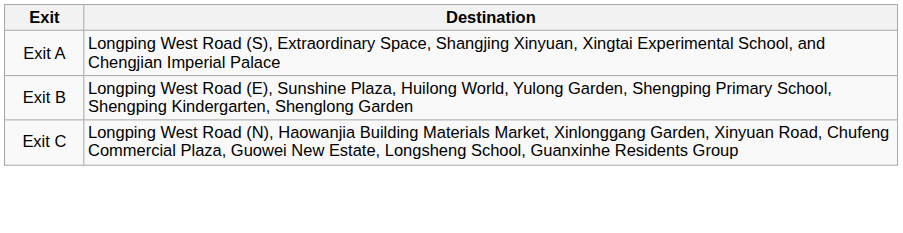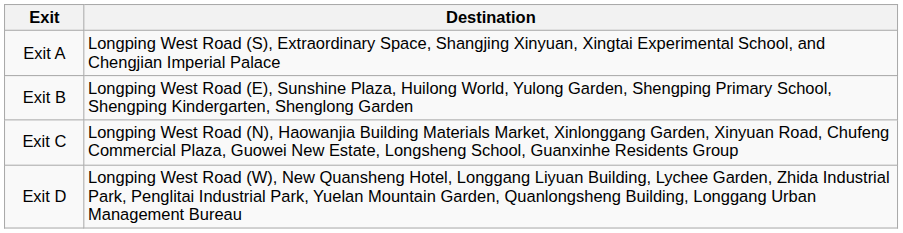+ row: (44, 196)
